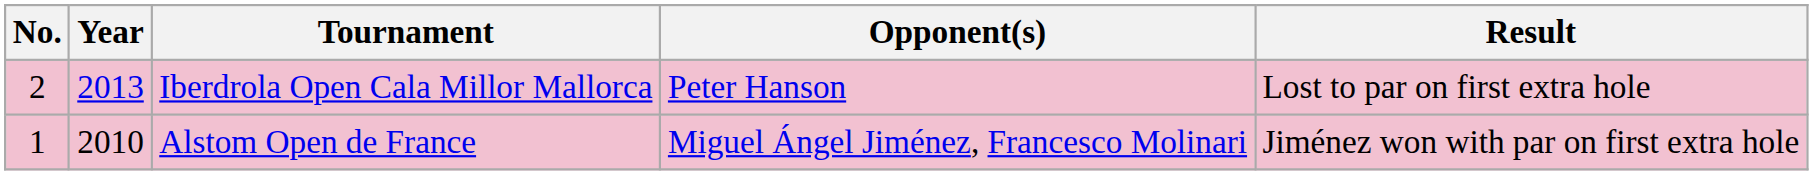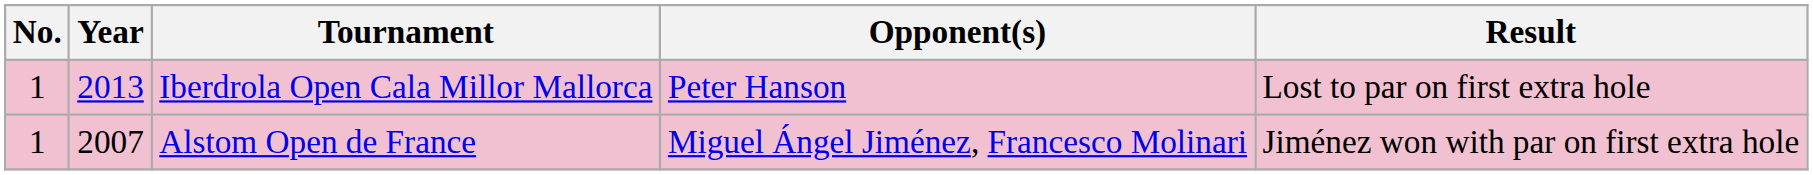(37, 87) 2 -> (37, 87) 1
(111, 141) 2010 -> (111, 141) 2007
